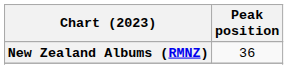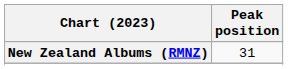(247, 53) 36 -> (247, 53) 31
